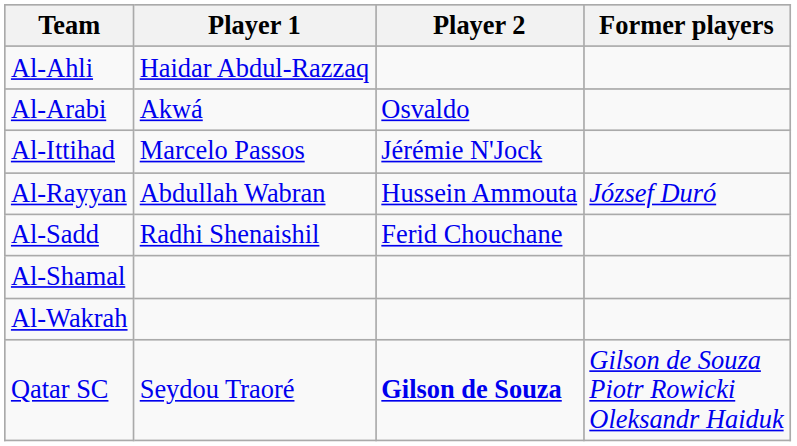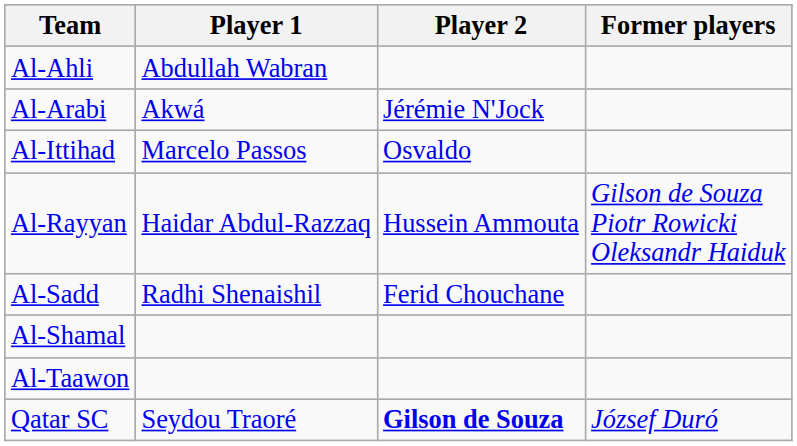(254, 67) Haidar Abdul-Razzaq -> (234, 67) Abdullah Wabran
(425, 109) Osvaldo -> (464, 109) Jérémie N'Jock
(462, 151) Jérémie N'Jock -> (427, 151) Osvaldo
(233, 192) Abdullah Wabran -> (256, 222) Haidar Abdul-Razzaq
(653, 192) József Duró -> (688, 222) Gilson de Souza Piotr Rowicki Oleksandr Haiduk
+ row: (70, 377)
- row: (69, 318)
(686, 390) Gilson de Souza Piotr Rowicki Oleksandr Haiduk -> (654, 419) József Duró
